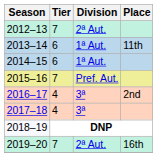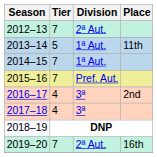(55, 45) 6 -> (55, 45) 5
(55, 62) 6 -> (55, 62) 7
